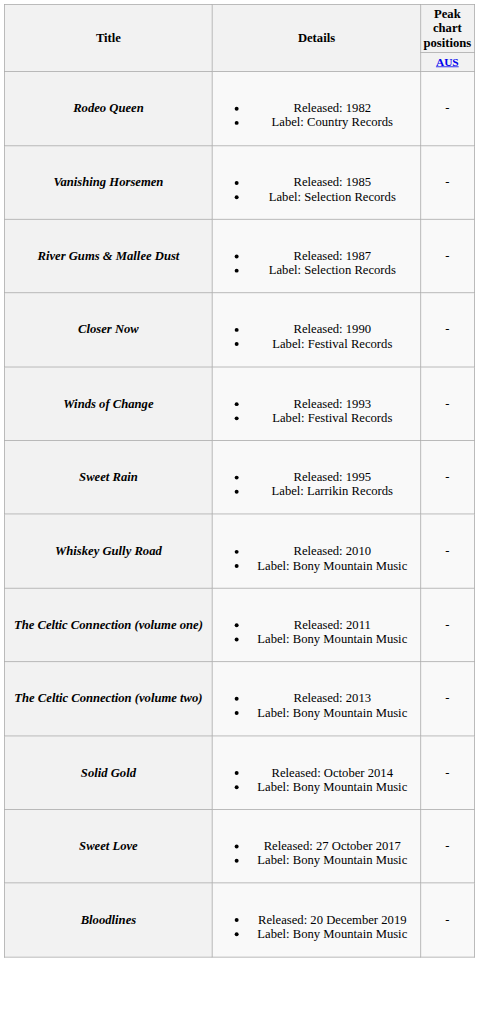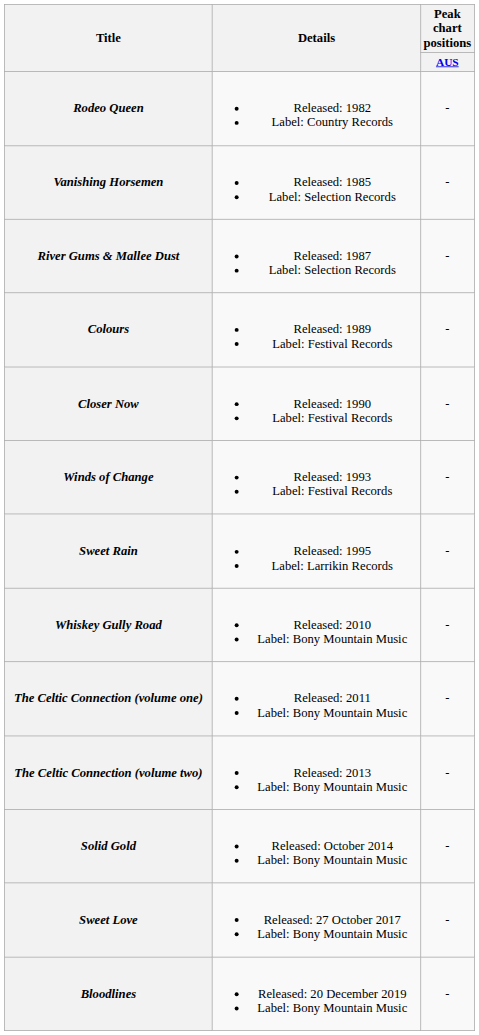+ row: (108, 329)
